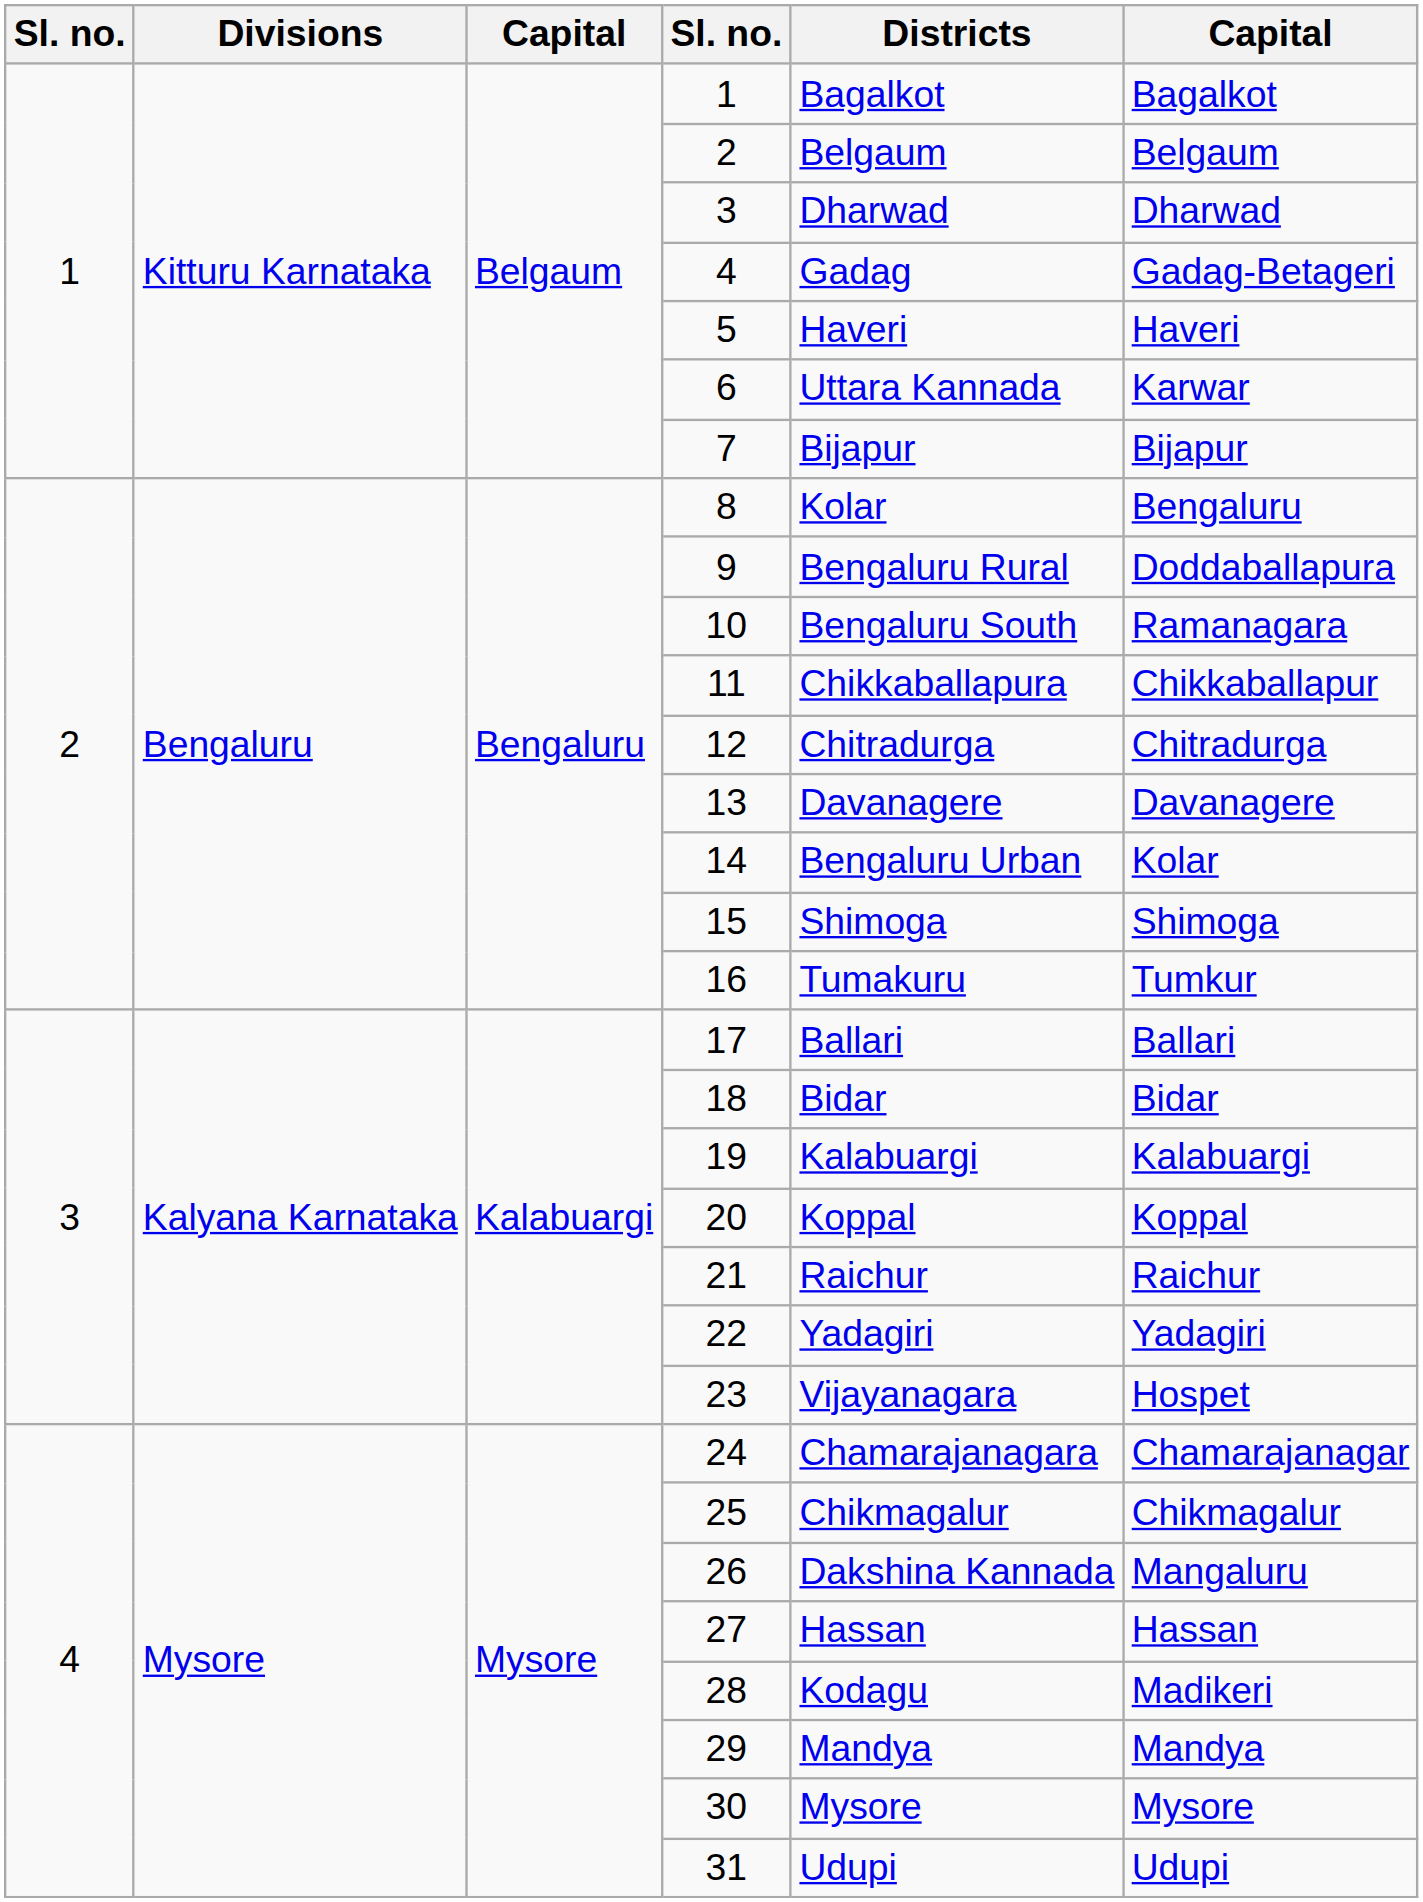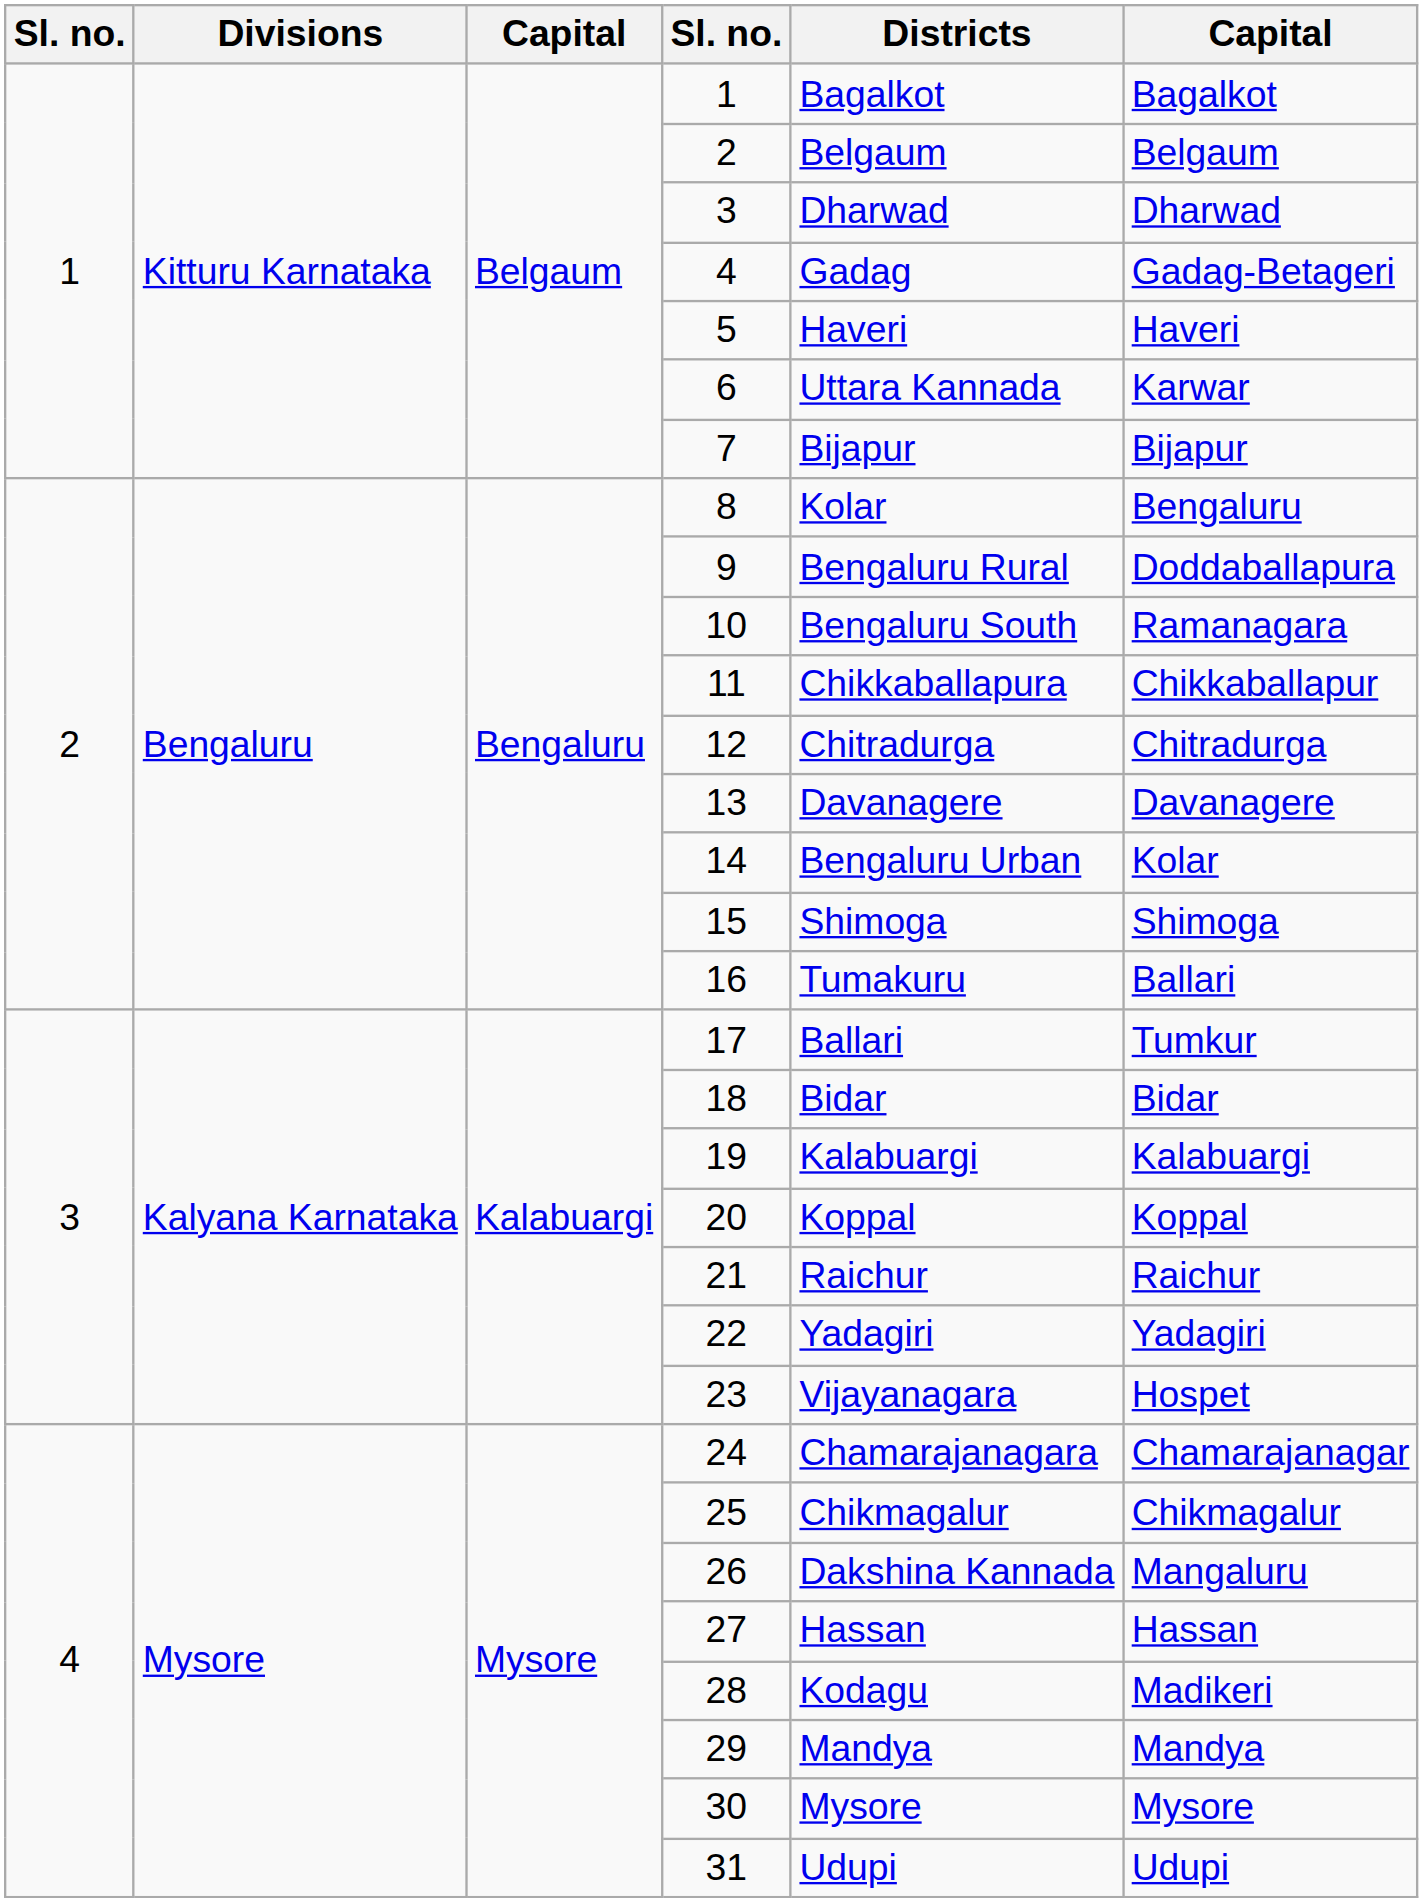(1194, 980) Tumkur -> (1183, 980) Ballari
(1183, 1039) Ballari -> (1194, 1039) Tumkur
